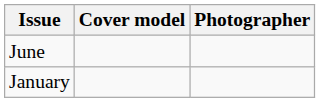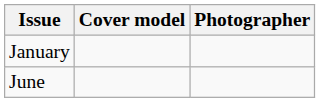rows swapped: (39, 81) <-> (27, 50)
